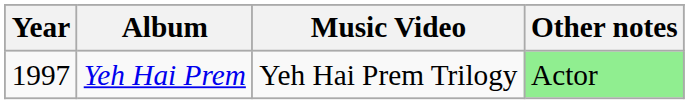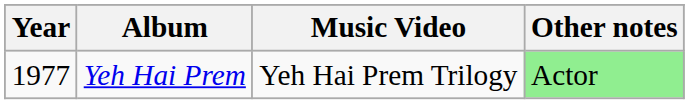(41, 74) 1997 -> (41, 74) 1977
